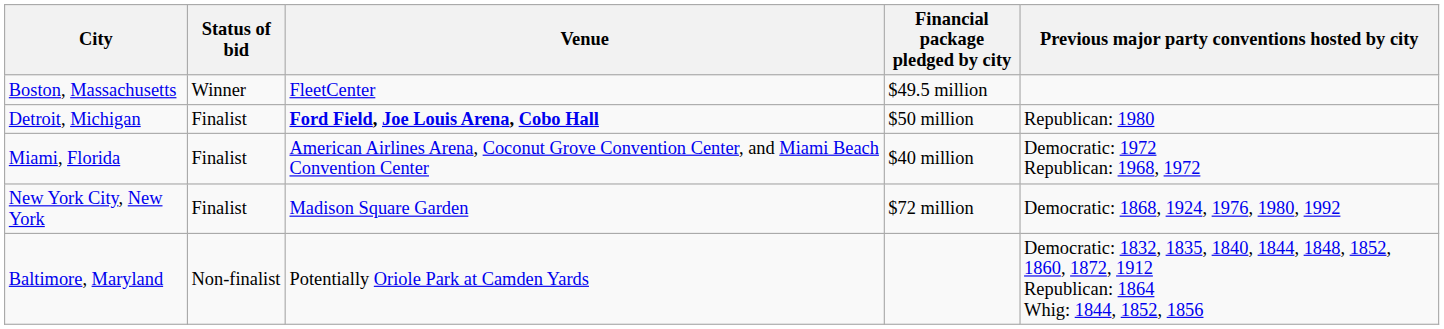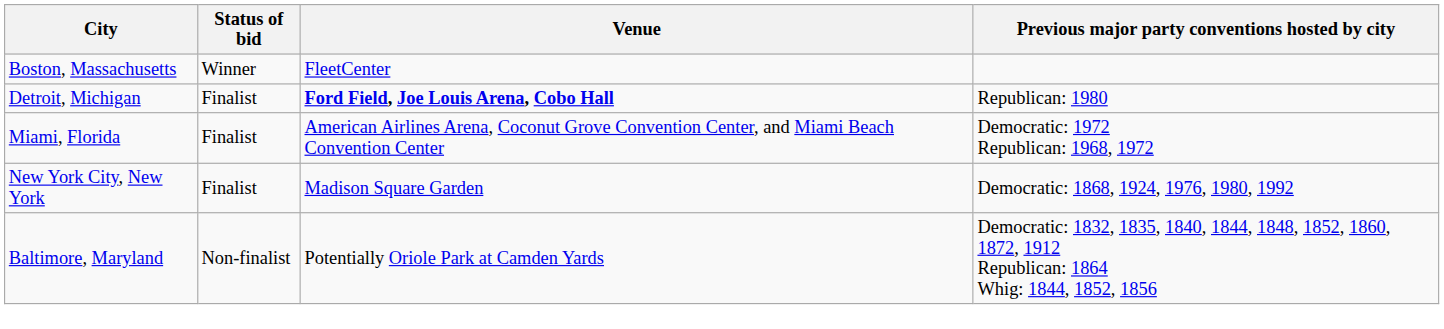- column: (952, 39)
